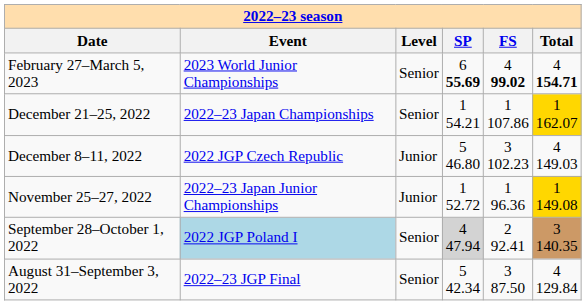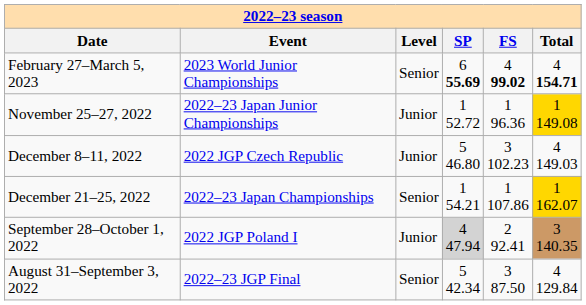rows swapped: (79, 114) <-> (80, 196)
(241, 238) lightblue background -> (241, 238) no background
(419, 238) Senior -> (418, 238) Junior
